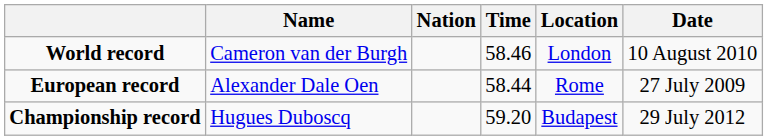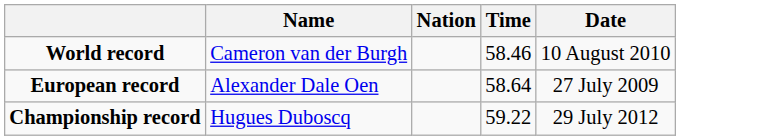- column: (579, 20)
(508, 85) 58.44 -> (508, 85) 58.64
(508, 118) 59.20 -> (508, 118) 59.22
